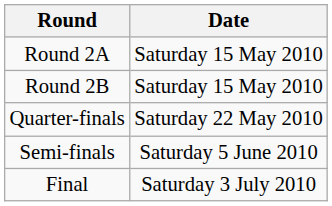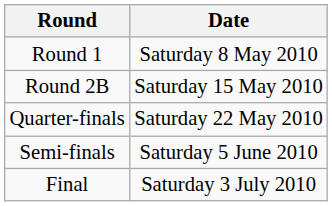+ row: (67, 53)
- row: (67, 53)
